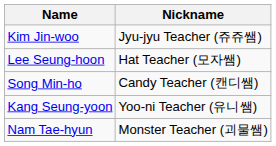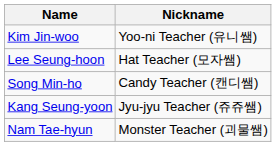(190, 36) Jyu-jyu Teacher (쥬쥬쌤) -> (188, 36) Yoo-ni Teacher (유니쌤)
(188, 106) Yoo-ni Teacher (유니쌤) -> (190, 106) Jyu-jyu Teacher (쥬쥬쌤)
